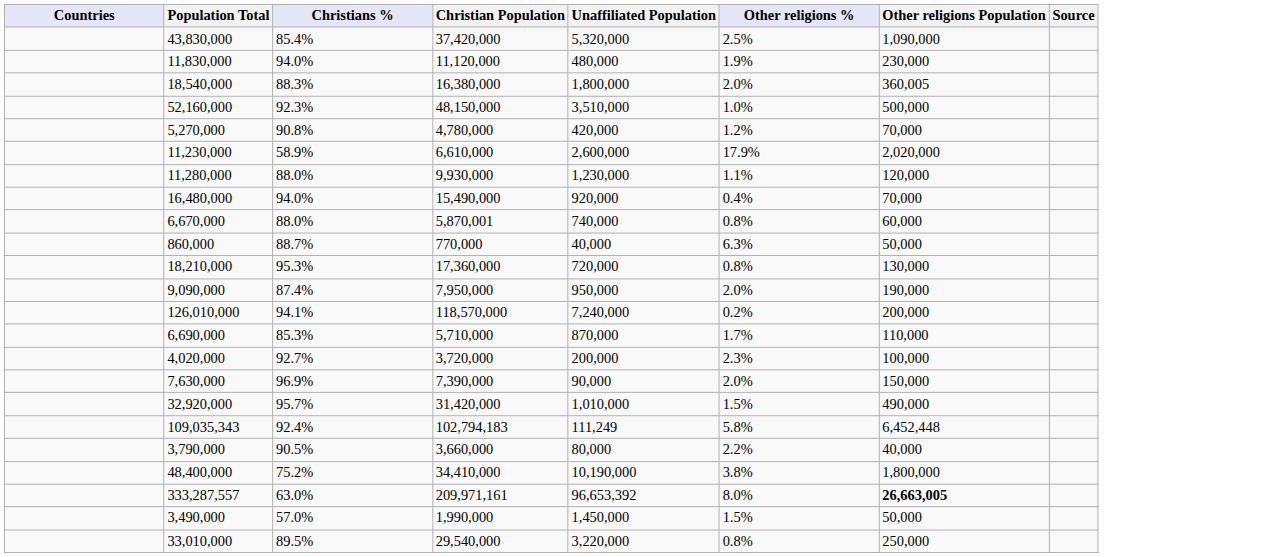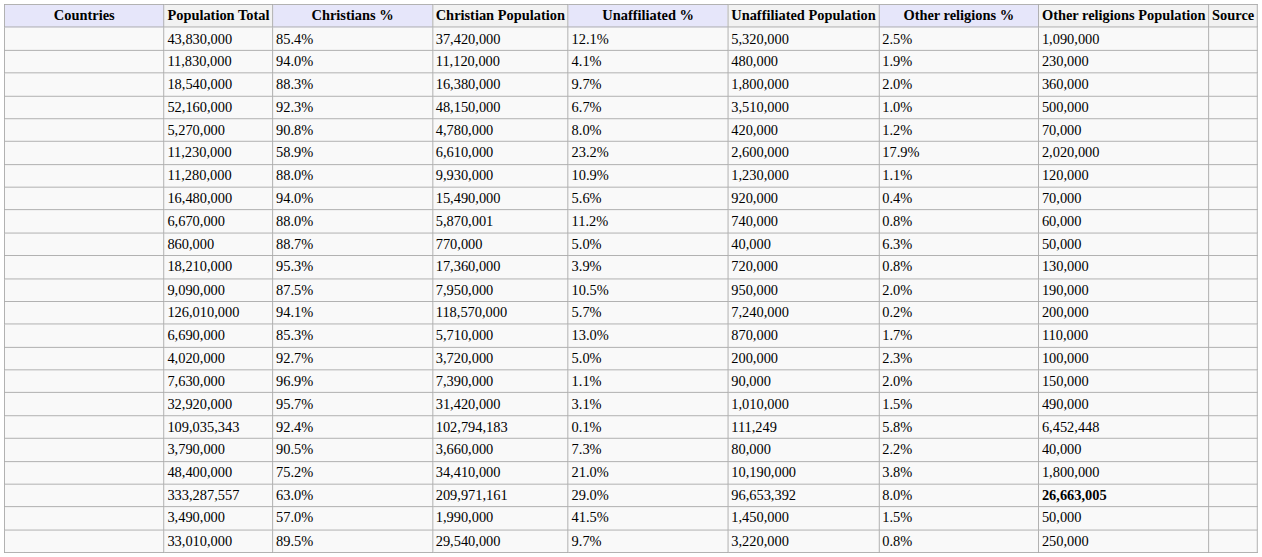+ column: (648, 15)
(906, 84) 360,005 -> (1065, 84) 360,000
(295, 289) 87.4% -> (295, 289) 87.5%
